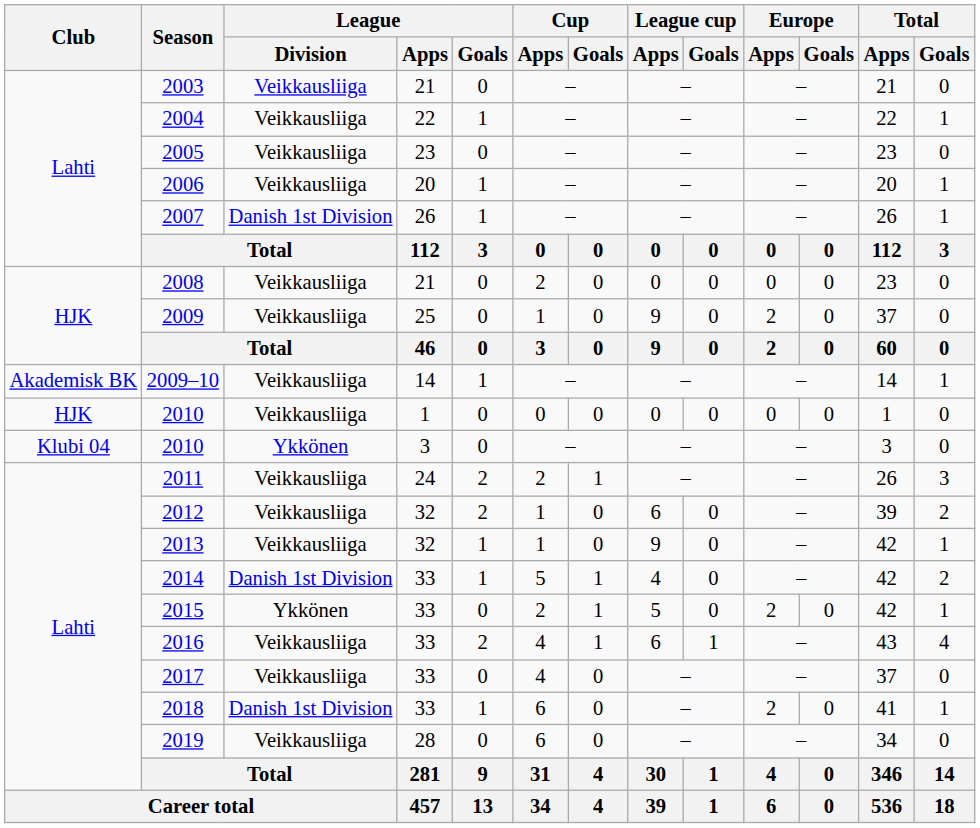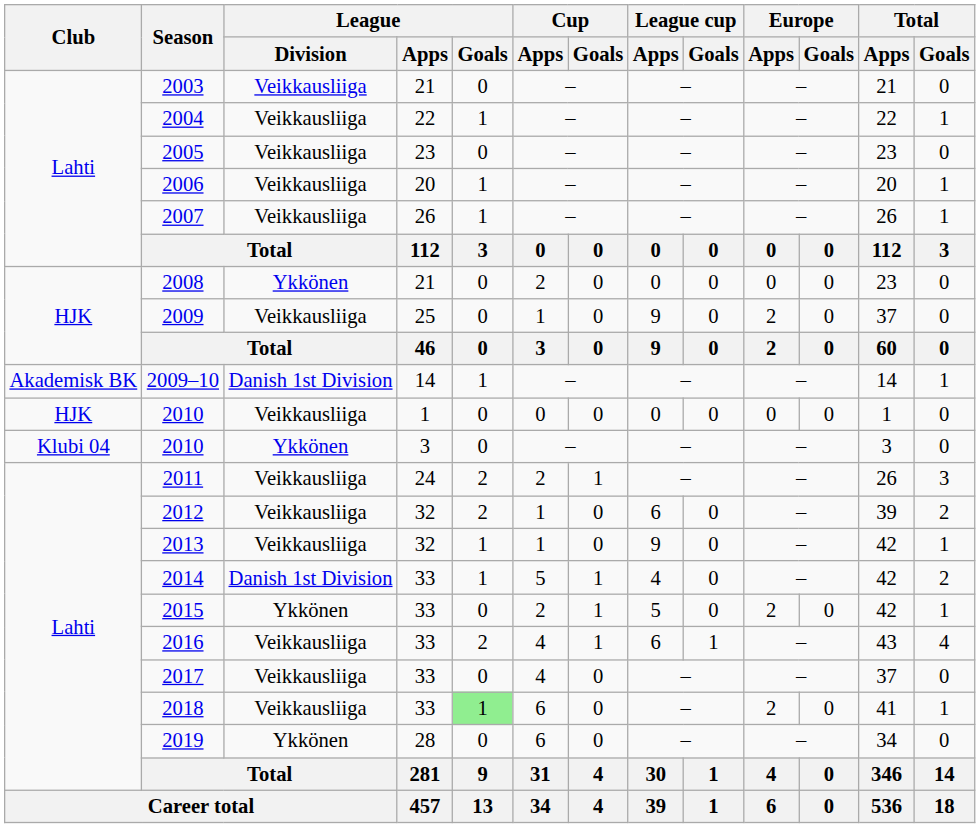(311, 217) Danish 1st Division -> (311, 217) Veikkausliiga
(311, 282) Veikkausliiga -> (311, 282) Ykkönen
(311, 380) Veikkausliiga -> (311, 380) Danish 1st Division
(311, 708) Danish 1st Division -> (311, 708) Veikkausliiga
(483, 708) no background -> (483, 708) lightgreen background
(311, 741) Veikkausliiga -> (311, 741) Ykkönen
